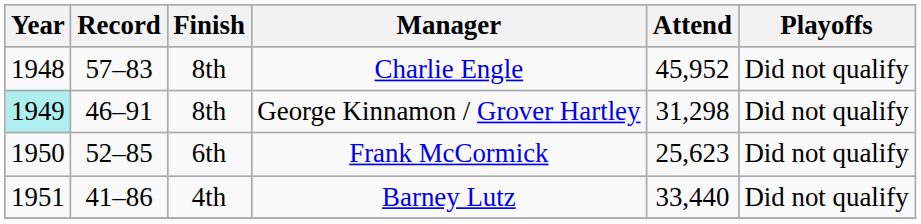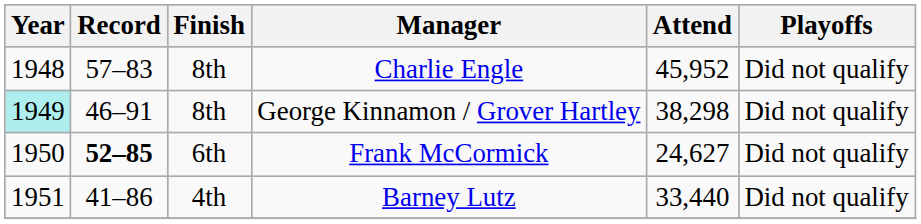(692, 111) 31,298 -> (692, 111) 38,298
(119, 153) normal -> (119, 153) bold
(692, 153) 25,623 -> (692, 153) 24,627
